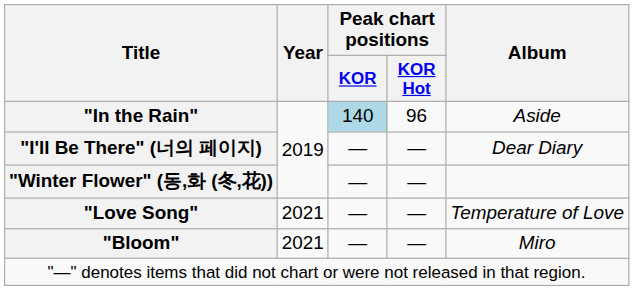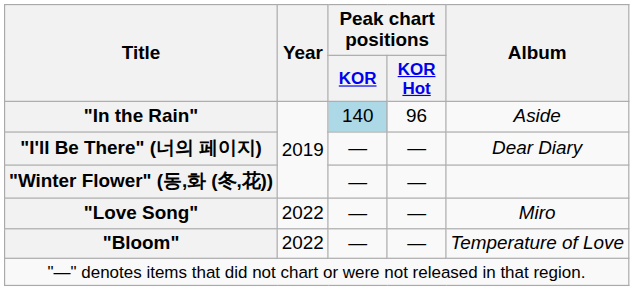(303, 213) 2021 -> (303, 213) 2022
(537, 213) Temperature of Love -> (537, 213) Miro
(303, 243) 2021 -> (303, 243) 2022
(537, 243) Miro -> (537, 243) Temperature of Love
